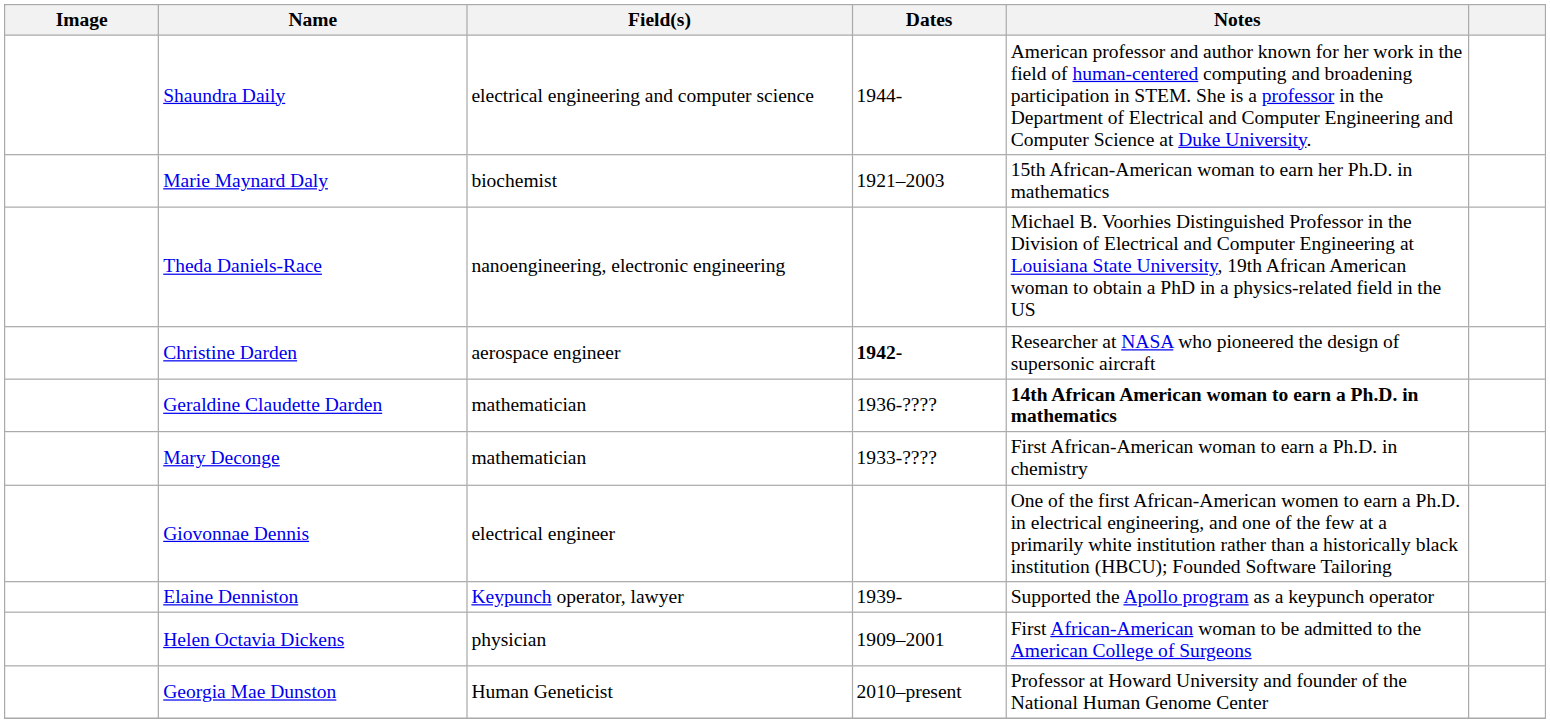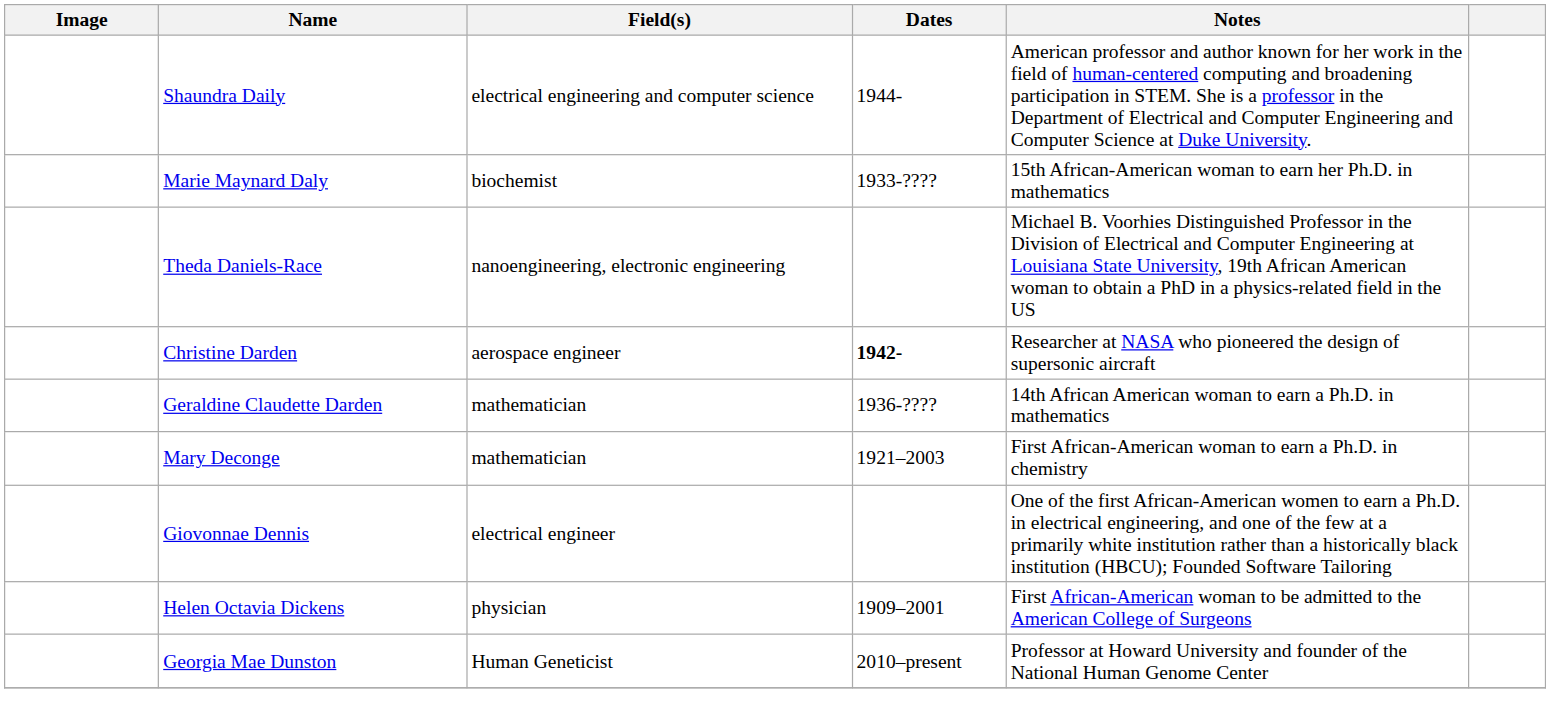(901, 180) 1921–2003 -> (897, 180) 1933-????
(1215, 405) bold -> (1202, 405) normal
(897, 458) 1933-???? -> (901, 458) 1921–2003
- row: (231, 597)
